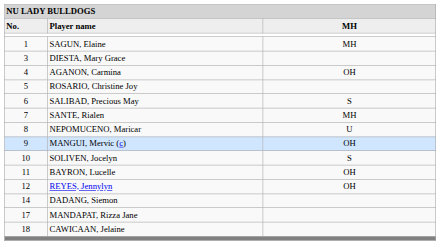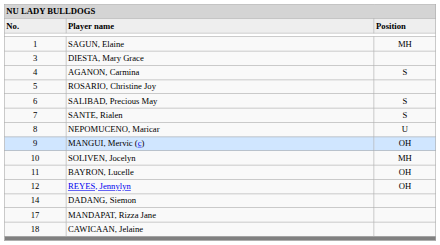(349, 26) MH -> (391, 26) Position
(349, 73) OH -> (405, 73) S
(349, 115) MH -> (405, 115) S
(349, 158) S -> (405, 158) MH
